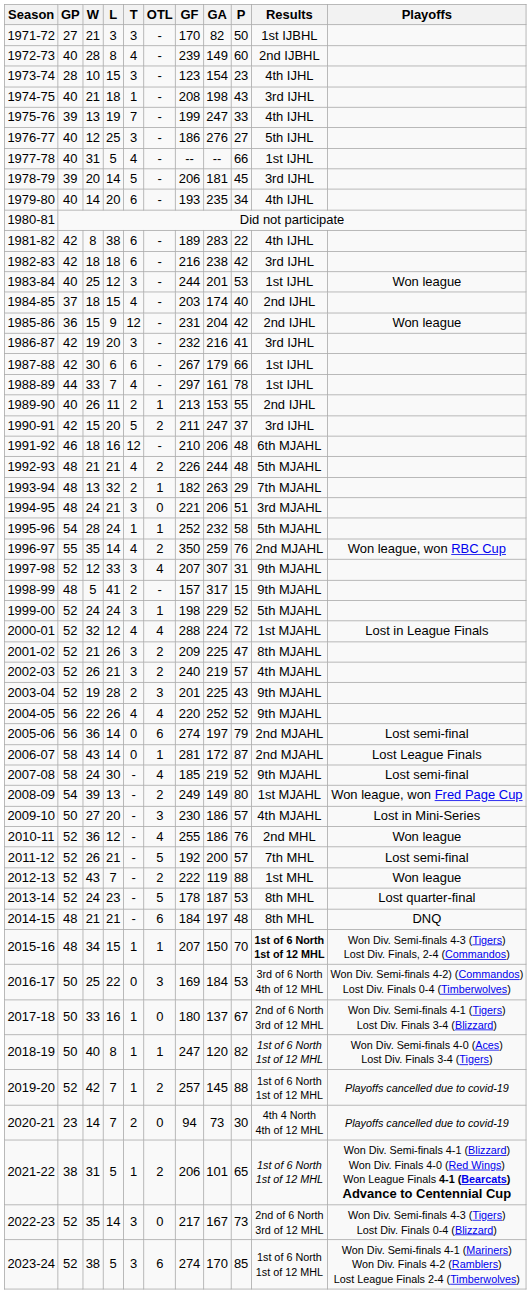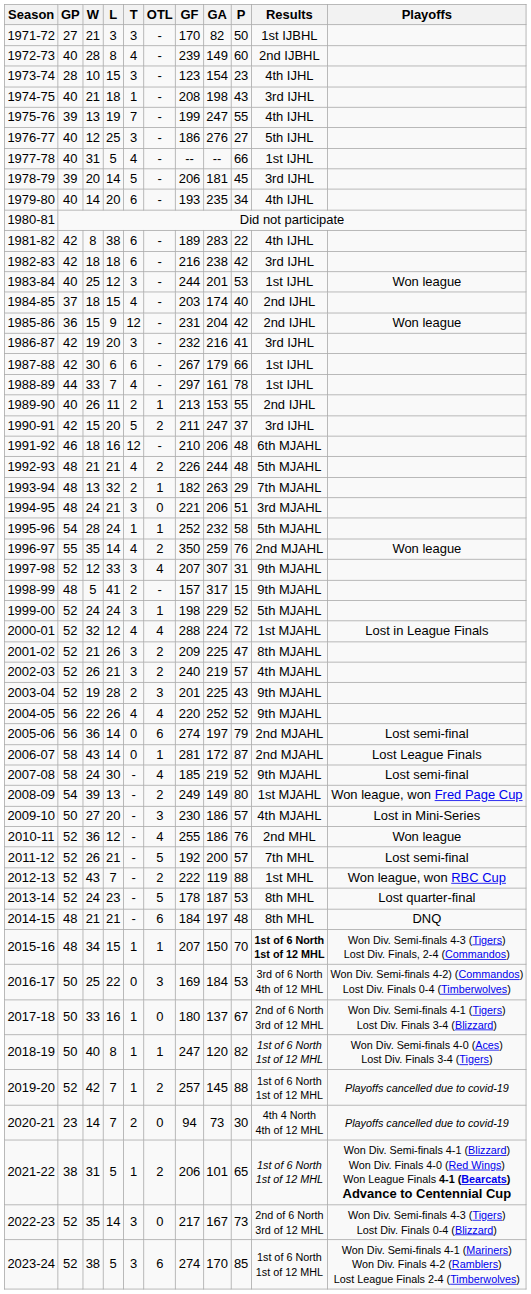(241, 117) 33 -> (241, 117) 55
(427, 549) Won league, won RBC Cup -> (427, 549) Won league
(427, 878) Won league -> (427, 878) Won league, won RBC Cup
